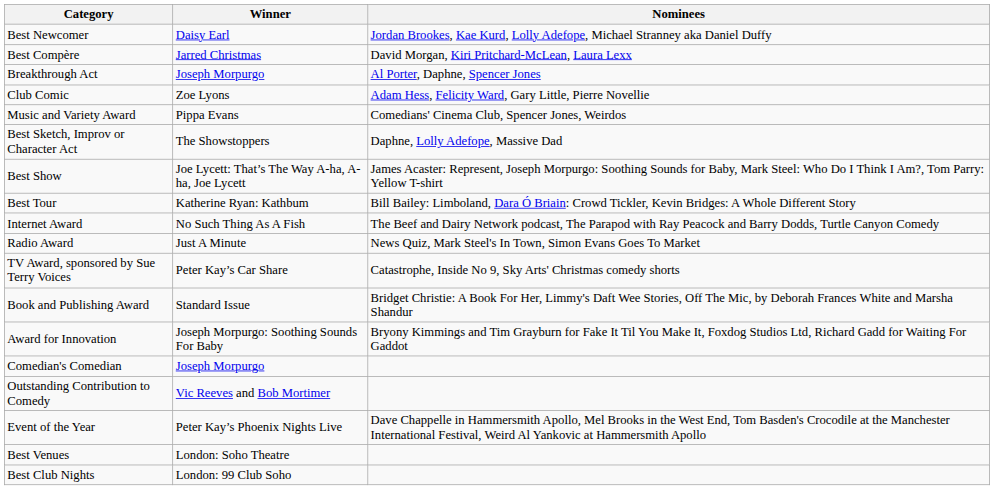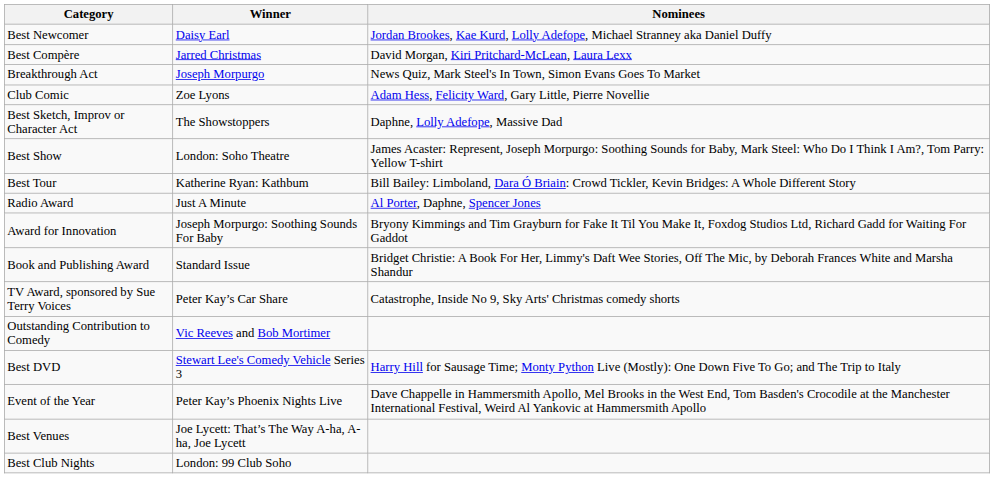(456, 74) Al Porter, Daphne, Spencer Jones -> (535, 74) News Quiz, Mark Steel's In Town, Simon Evans Goes To Market
- row: (71, 114)
(268, 176) Joe Lycett: That’s The Way A-ha, A-ha, Joe Lycett -> (233, 156) London: Soho Theatre
- row: (45, 223)
(535, 243) News Quiz, Mark Steel's In Town, Simon Evans Goes To Market -> (456, 203) Al Porter, Daphne, Spencer Jones
rows swapped: (81, 270) <-> (62, 339)
- row: (64, 366)
+ row: (34, 367)
(233, 454) London: Soho Theatre -> (268, 436) Joe Lycett: That’s The Way A-ha, A-ha, Joe Lycett
